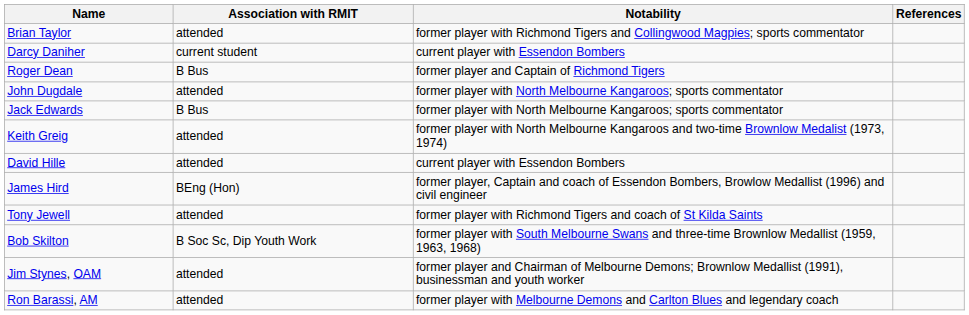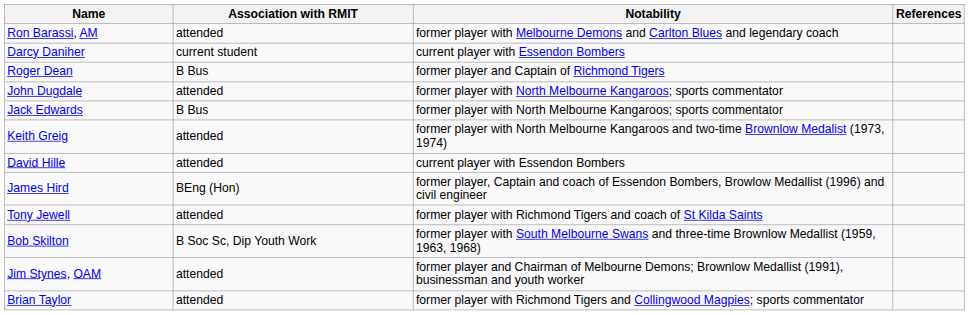rows swapped: (52, 300) <-> (39, 33)
